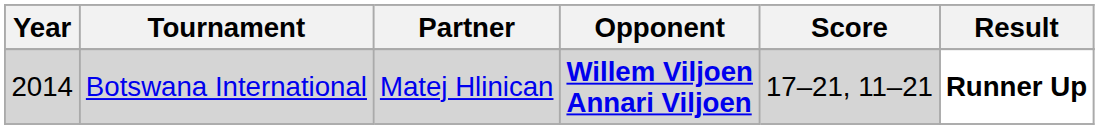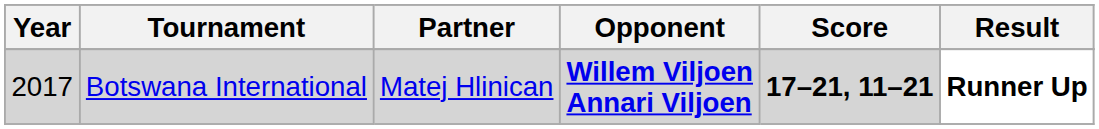(42, 86) 2014 -> (42, 86) 2017
(849, 86) normal -> (850, 86) bold
